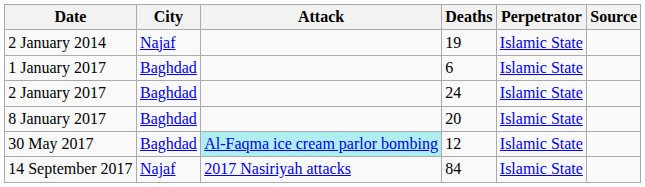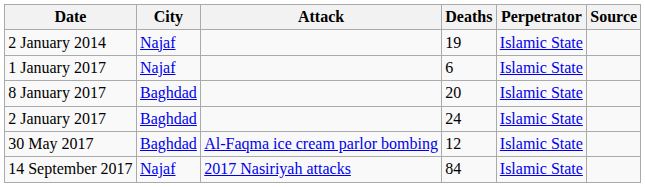(168, 67) Baghdad -> (158, 67) Najaf
rows swapped: (57, 93) <-> (57, 118)
(321, 144) paleturquoise background -> (321, 144) no background
